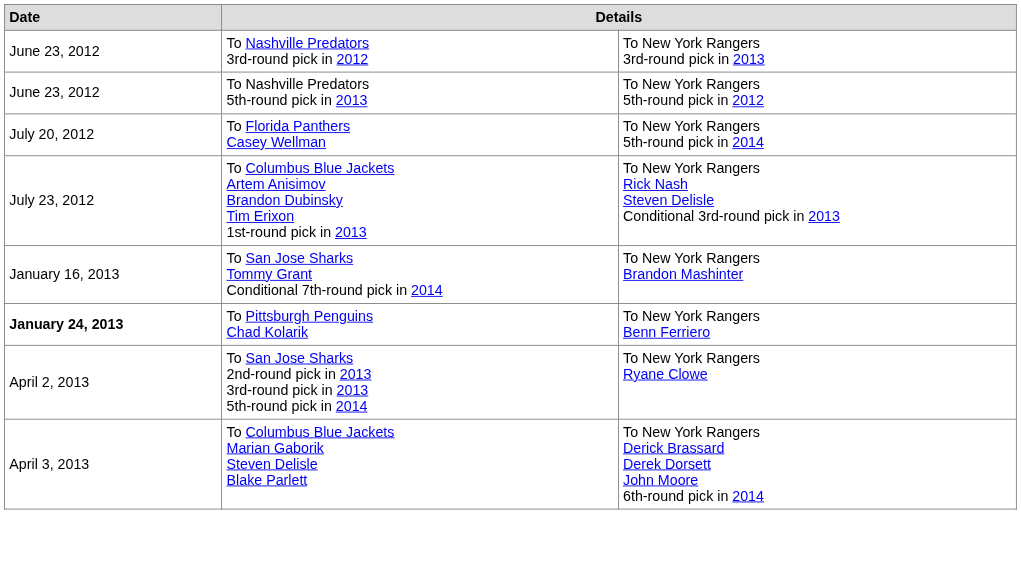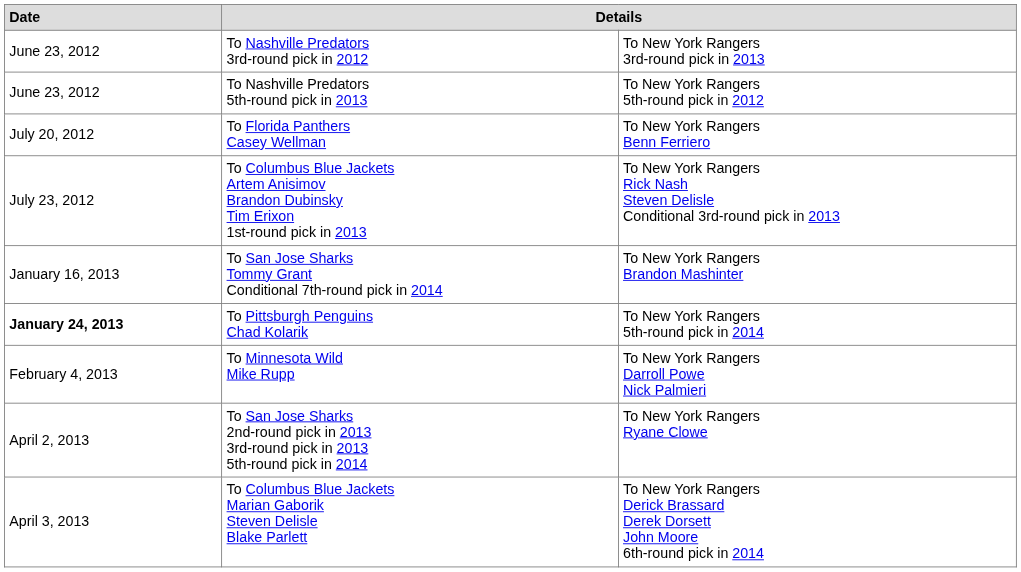(693, 134) To New York Rangers 5th-round pick in 2014 -> (692, 134) To New York Rangers Benn Ferriero
(692, 324) To New York Rangers Benn Ferriero -> (693, 324) To New York Rangers 5th-round pick in 2014
+ row: (285, 366)
